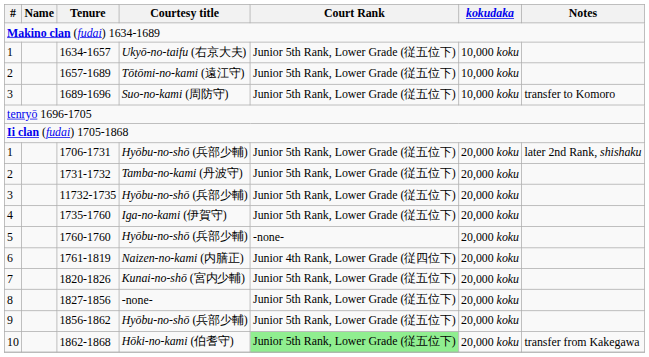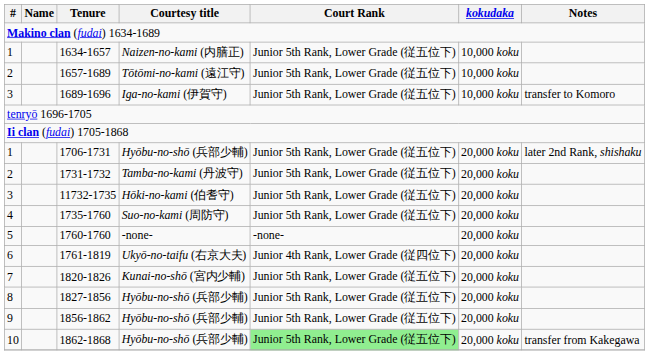(184, 52) Ukyō-no-taifu (右京大夫) -> (183, 52) Naizen-no-kami (内膳正)
(175, 94) Suo-no-kami (周防守) -> (174, 94) Iga-no-kami (伊賀守)
(185, 194) Hyōbu-no-shō (兵部少輔) -> (178, 194) Hōki-no-kami (伯耆守)
(174, 215) Iga-no-kami (伊賀守) -> (175, 215) Suo-no-kami (周防守)
(185, 236) Hyōbu-no-shō (兵部少輔) -> (137, 235) -none-
(183, 257) Naizen-no-kami (内膳正) -> (184, 255) Ukyō-no-taifu (右京大夫)
(137, 300) -none- -> (185, 297) Hyōbu-no-shō (兵部少輔)
(178, 341) Hōki-no-kami (伯耆守) -> (185, 339) Hyōbu-no-shō (兵部少輔)
